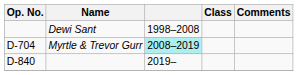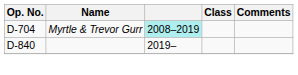- row: (25, 29)
